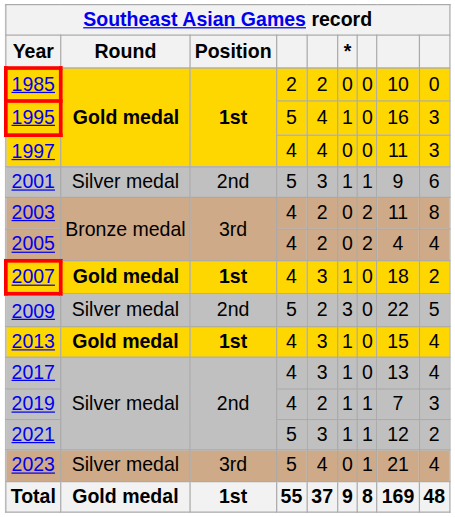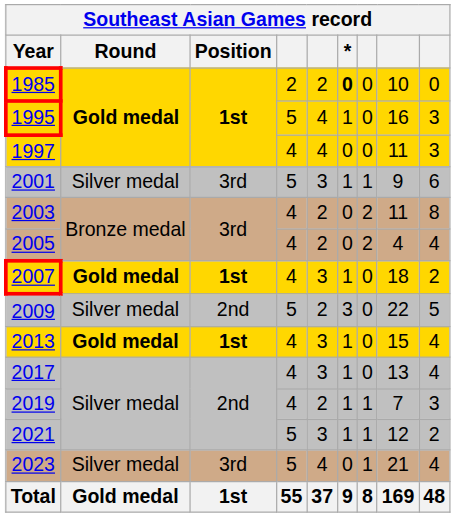(347, 84) normal -> (347, 84) bold
(233, 182) 2nd -> (233, 182) 3rd
